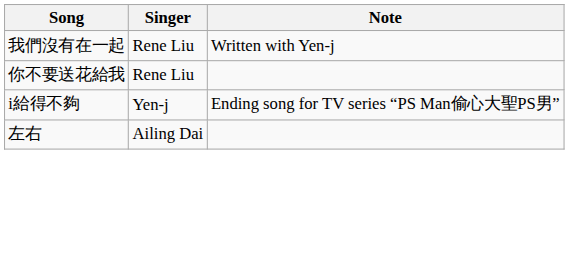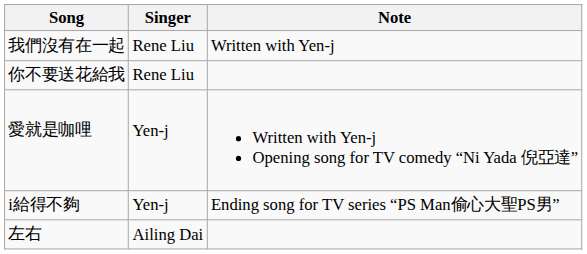+ row: (50, 130)
